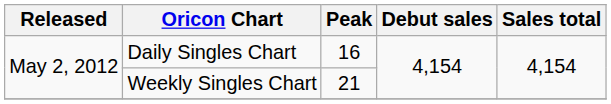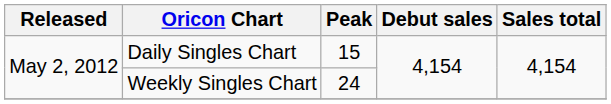(349, 51) 16 -> (349, 51) 15
(349, 83) 21 -> (349, 83) 24
